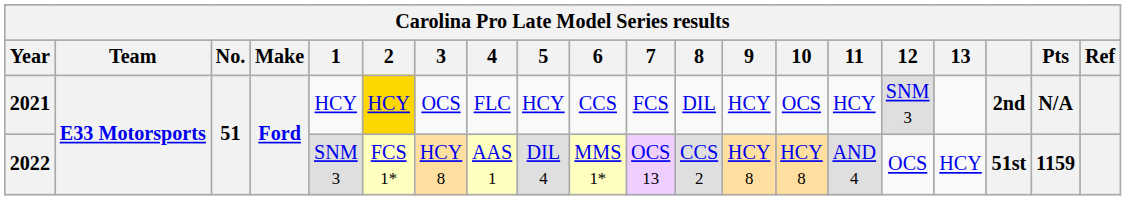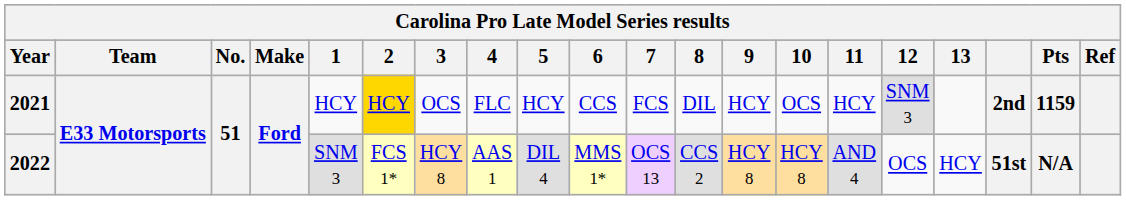(1056, 104) N/A -> (1056, 104) 1159
(1056, 164) 1159 -> (1056, 164) N/A
